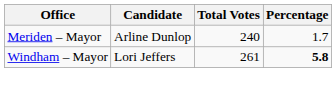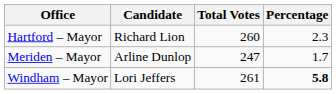+ row: (55, 36)
(250, 36) 240 -> (250, 57) 247
